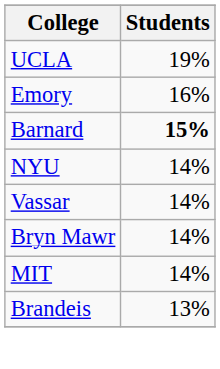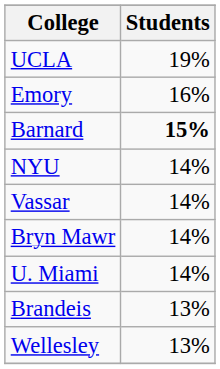- row: (31, 273)
+ row: (55, 273)
+ row: (55, 344)
